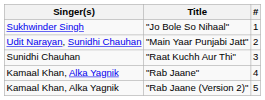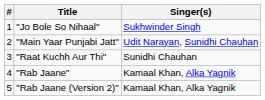columns swapped: (256, 12) <-> (74, 12)
